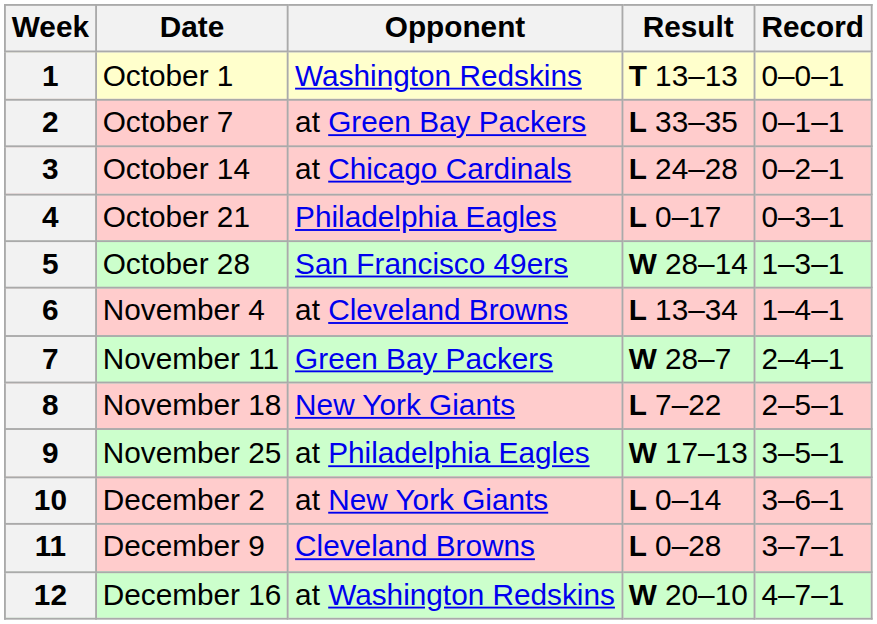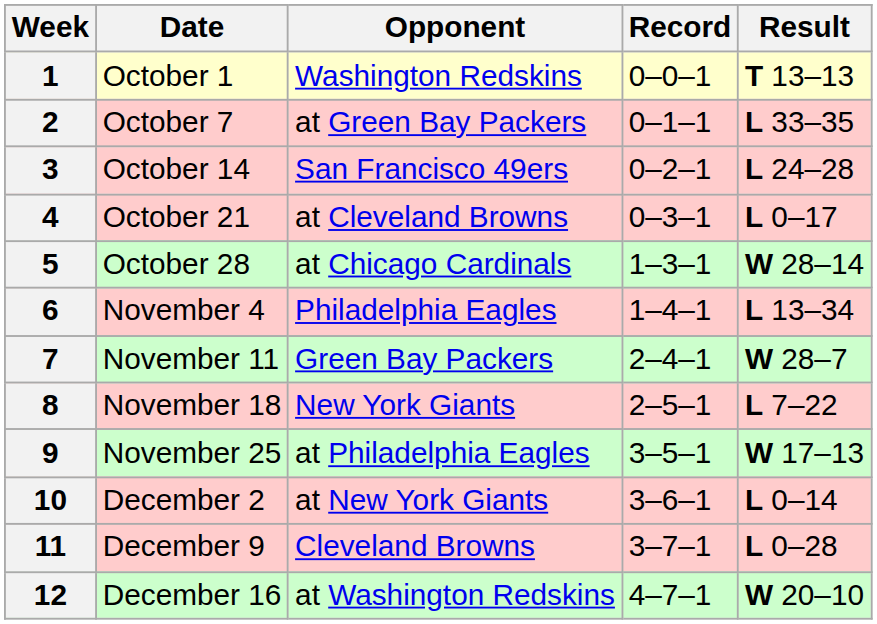columns swapped: (688, 28) <-> (813, 28)
(433, 169) at Chicago Cardinals -> (432, 169) San Francisco 49ers
(426, 216) Philadelphia Eagles -> (432, 216) at Cleveland Browns
(432, 264) San Francisco 49ers -> (433, 264) at Chicago Cardinals
(432, 311) at Cleveland Browns -> (426, 311) Philadelphia Eagles
